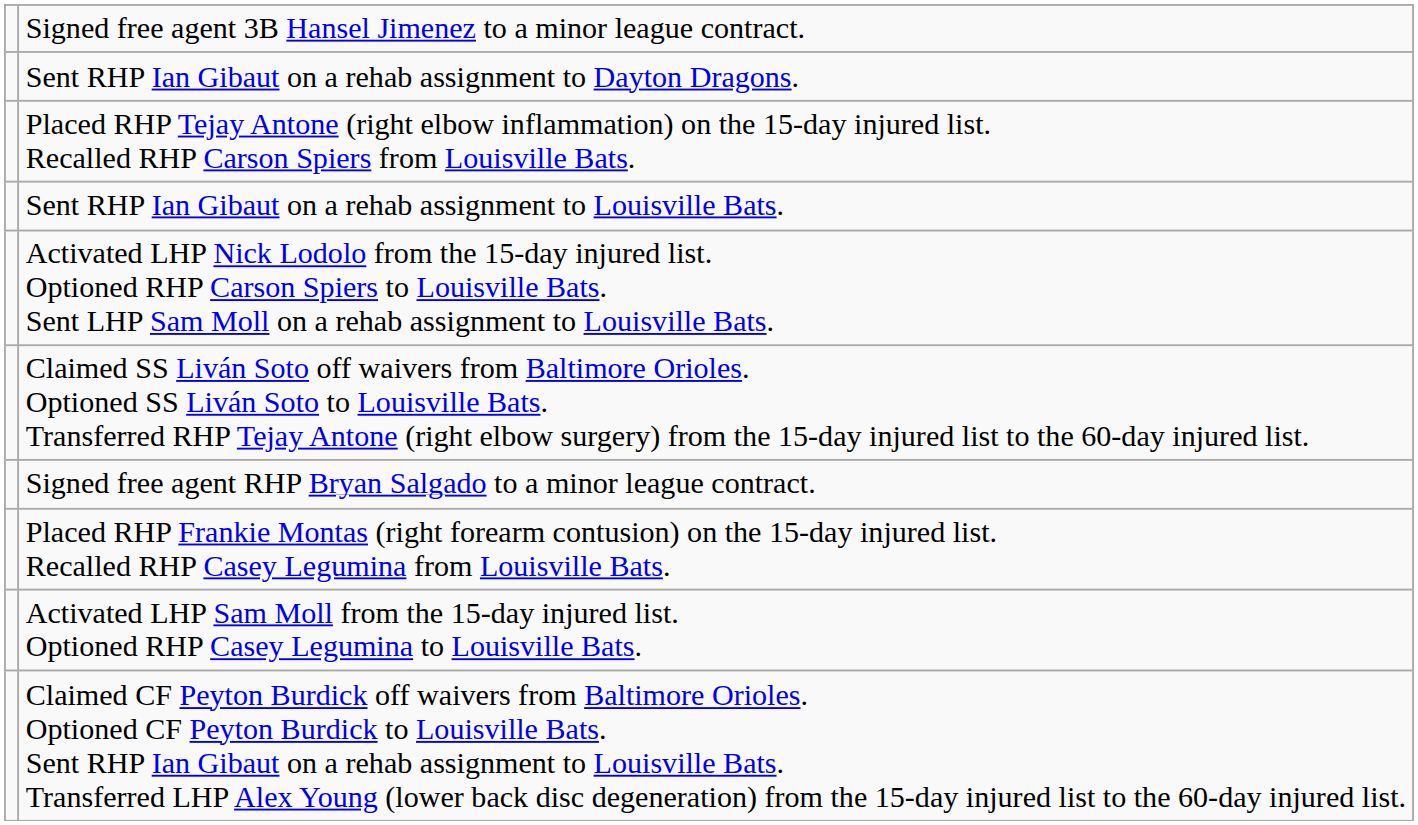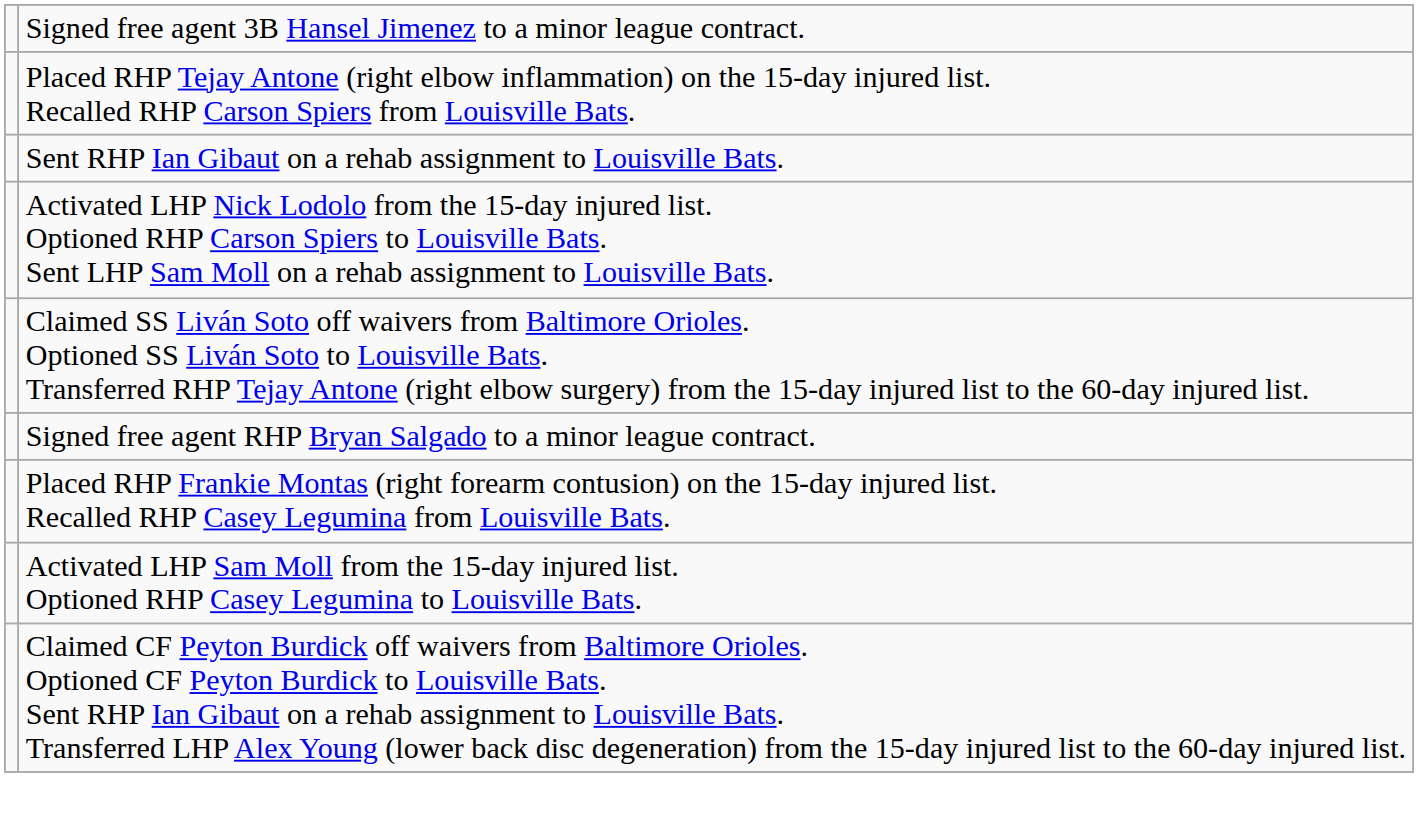- row: (412, 76)
